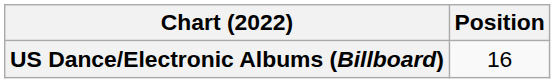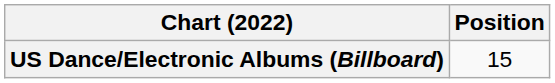(500, 58) 16 -> (500, 58) 15
